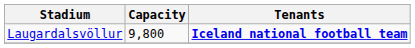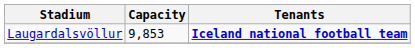(146, 34) 9,800 -> (146, 34) 9,853
